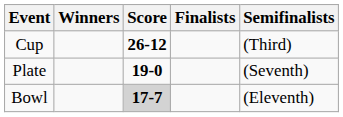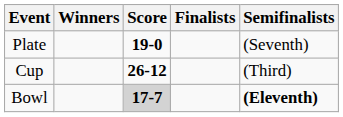rows swapped: (29, 44) <-> (29, 71)
(279, 97) normal -> (281, 97) bold
